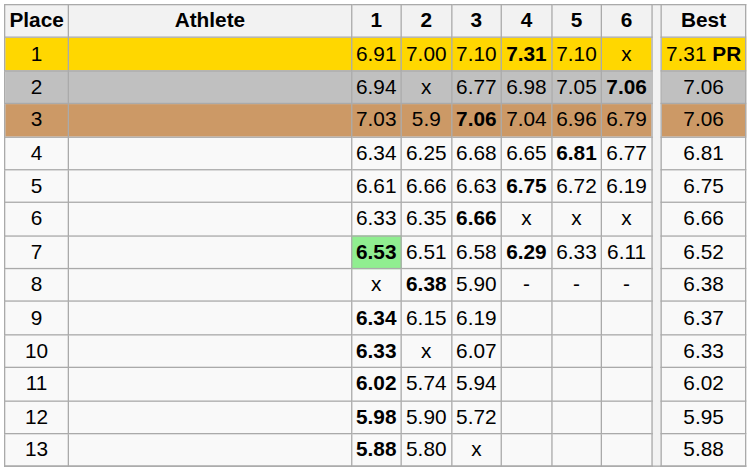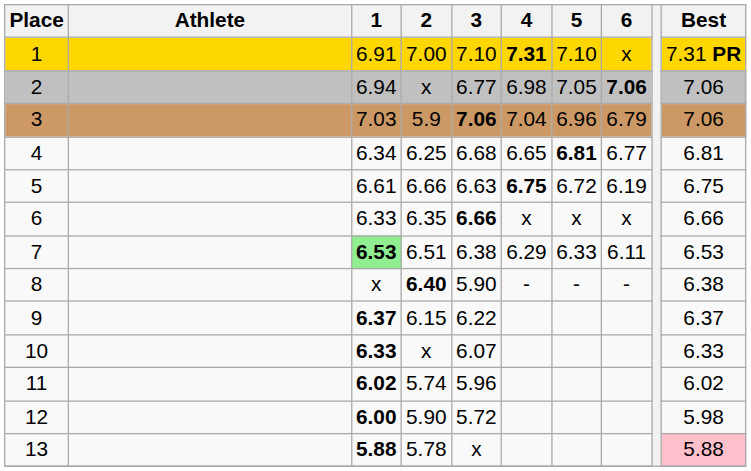(476, 251) 6.58 -> (476, 251) 6.38
(526, 251) bold -> (526, 251) normal
(704, 251) 6.52 -> (704, 251) 6.53
(426, 284) 6.38 -> (426, 284) 6.40
(376, 317) 6.34 -> (376, 317) 6.37
(476, 317) 6.19 -> (476, 317) 6.22
(476, 383) 5.94 -> (476, 383) 5.96
(376, 416) 5.98 -> (376, 416) 6.00
(704, 416) 5.95 -> (704, 416) 5.98
(426, 449) 5.80 -> (426, 449) 5.78
(704, 449) no background -> (704, 449) pink background
